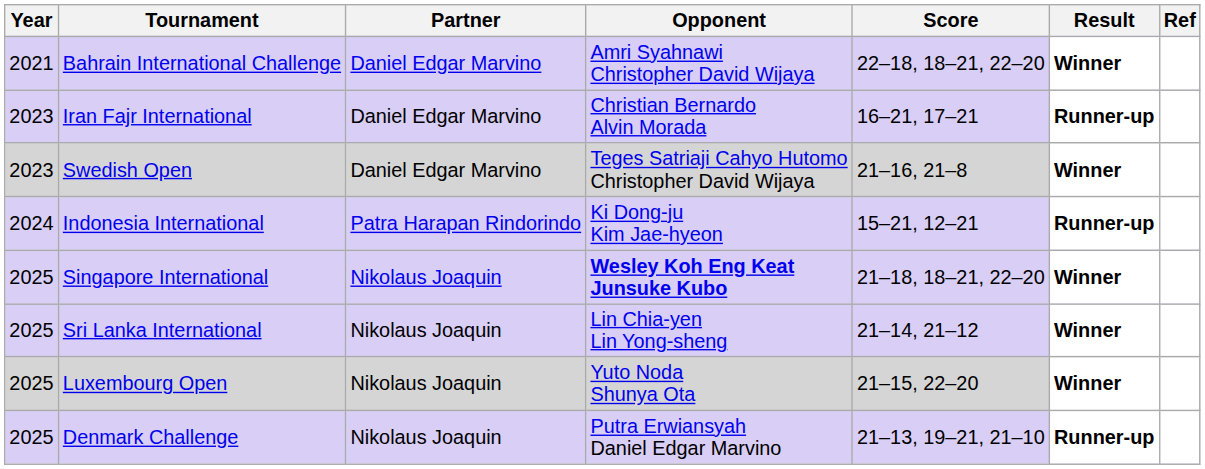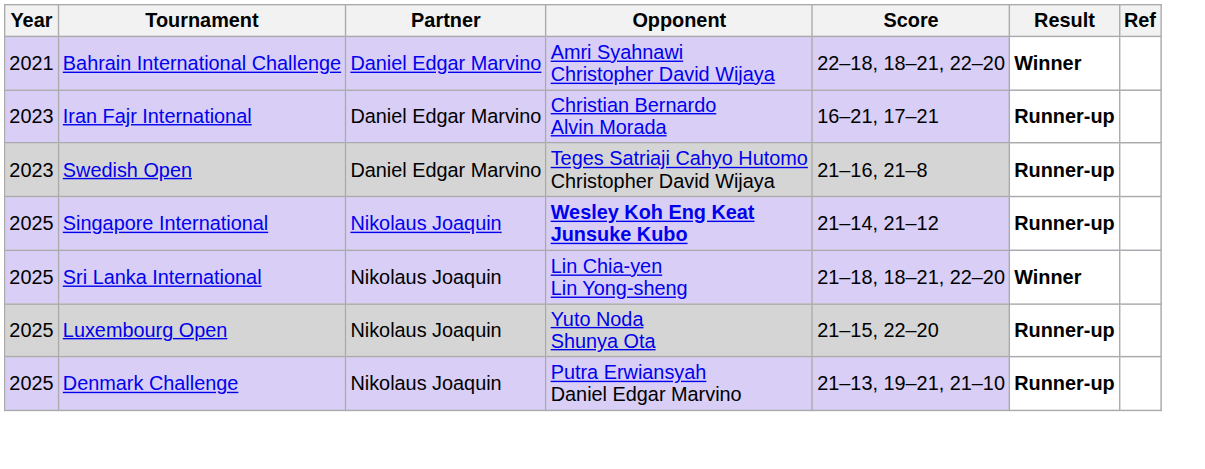(1088, 170) Winner -> (1064, 170) Runner-up
- row: (163, 224)
(951, 277) 21–18, 18–21, 22–20 -> (878, 224) 21–14, 21–12
(1088, 277) Winner -> (1064, 224) Runner-up
(918, 331) 21–14, 21–12 -> (911, 277) 21–18, 18–21, 22–20
(1088, 384) Winner -> (1064, 331) Runner-up
